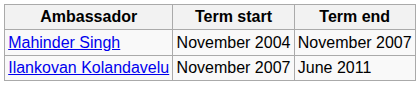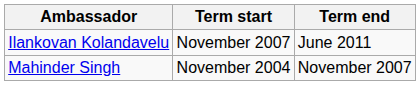rows swapped: (64, 42) <-> (89, 67)
